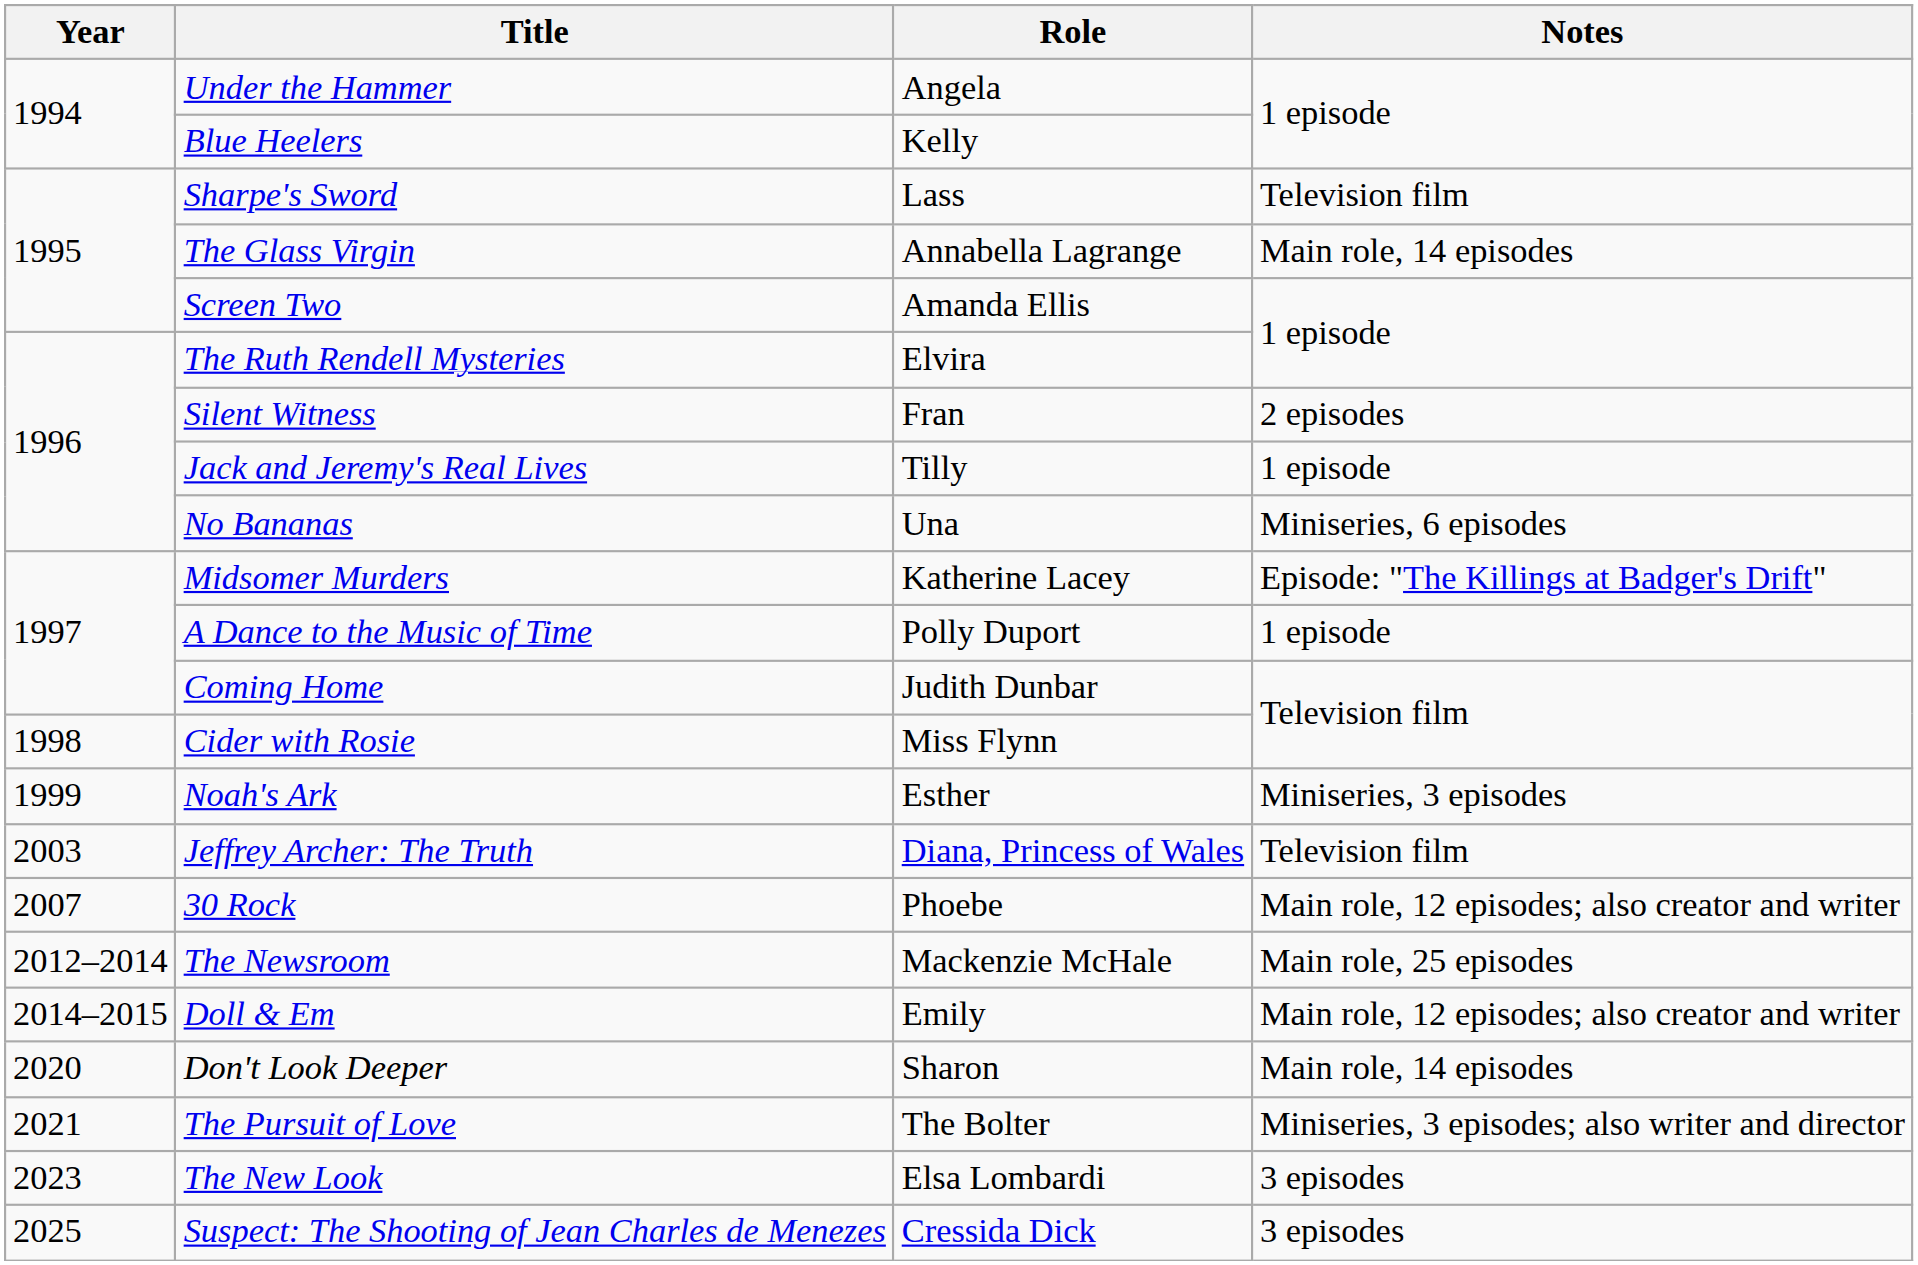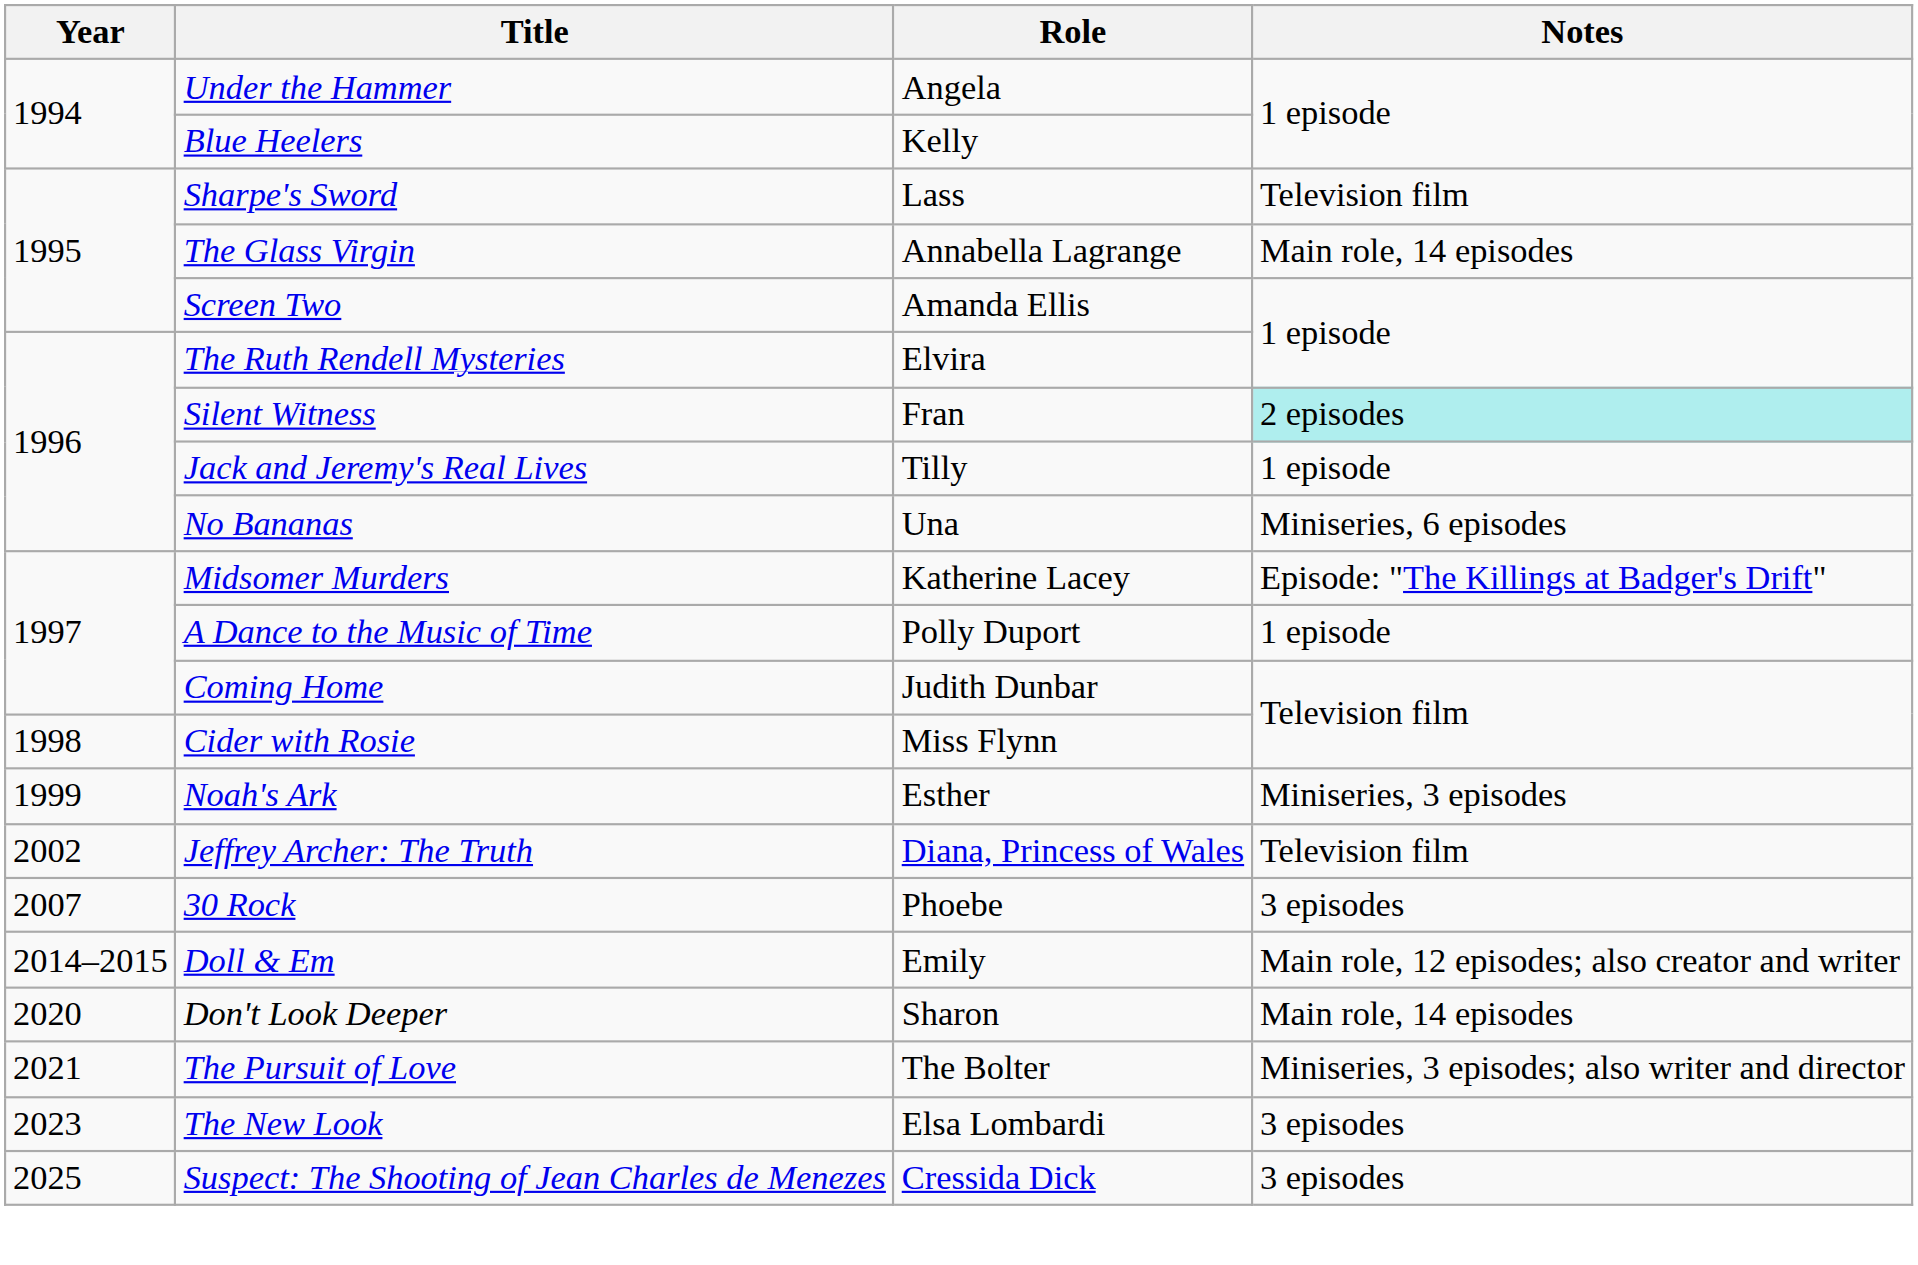(1332, 413) no background -> (1332, 413) paleturquoise background
(47, 850) 2003 -> (47, 850) 2002
(1580, 904) Main role, 12 episodes; also creator and writer -> (1332, 904) 3 episodes
- row: (287, 959)
